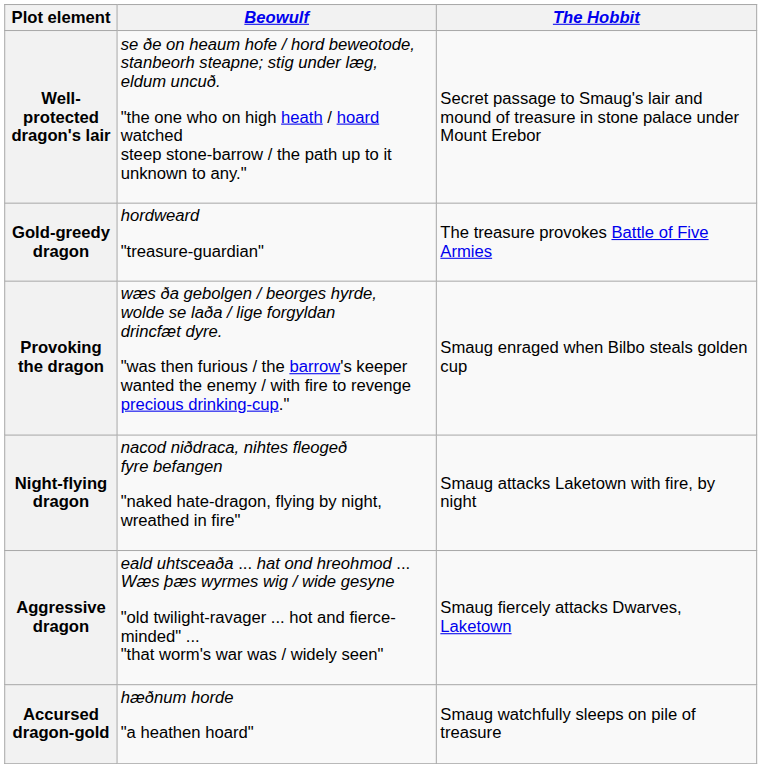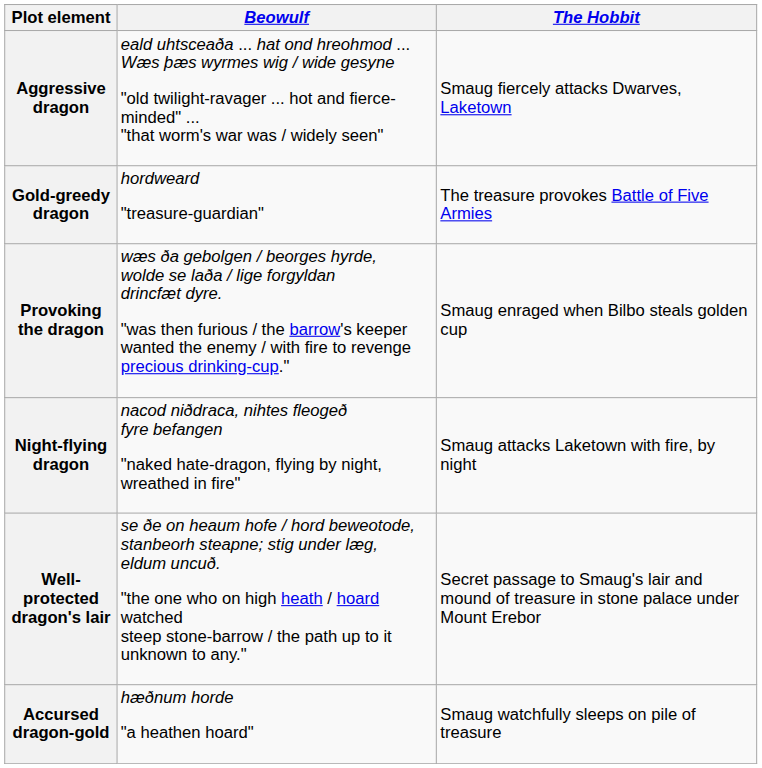rows swapped: (61, 617) <-> (61, 116)
